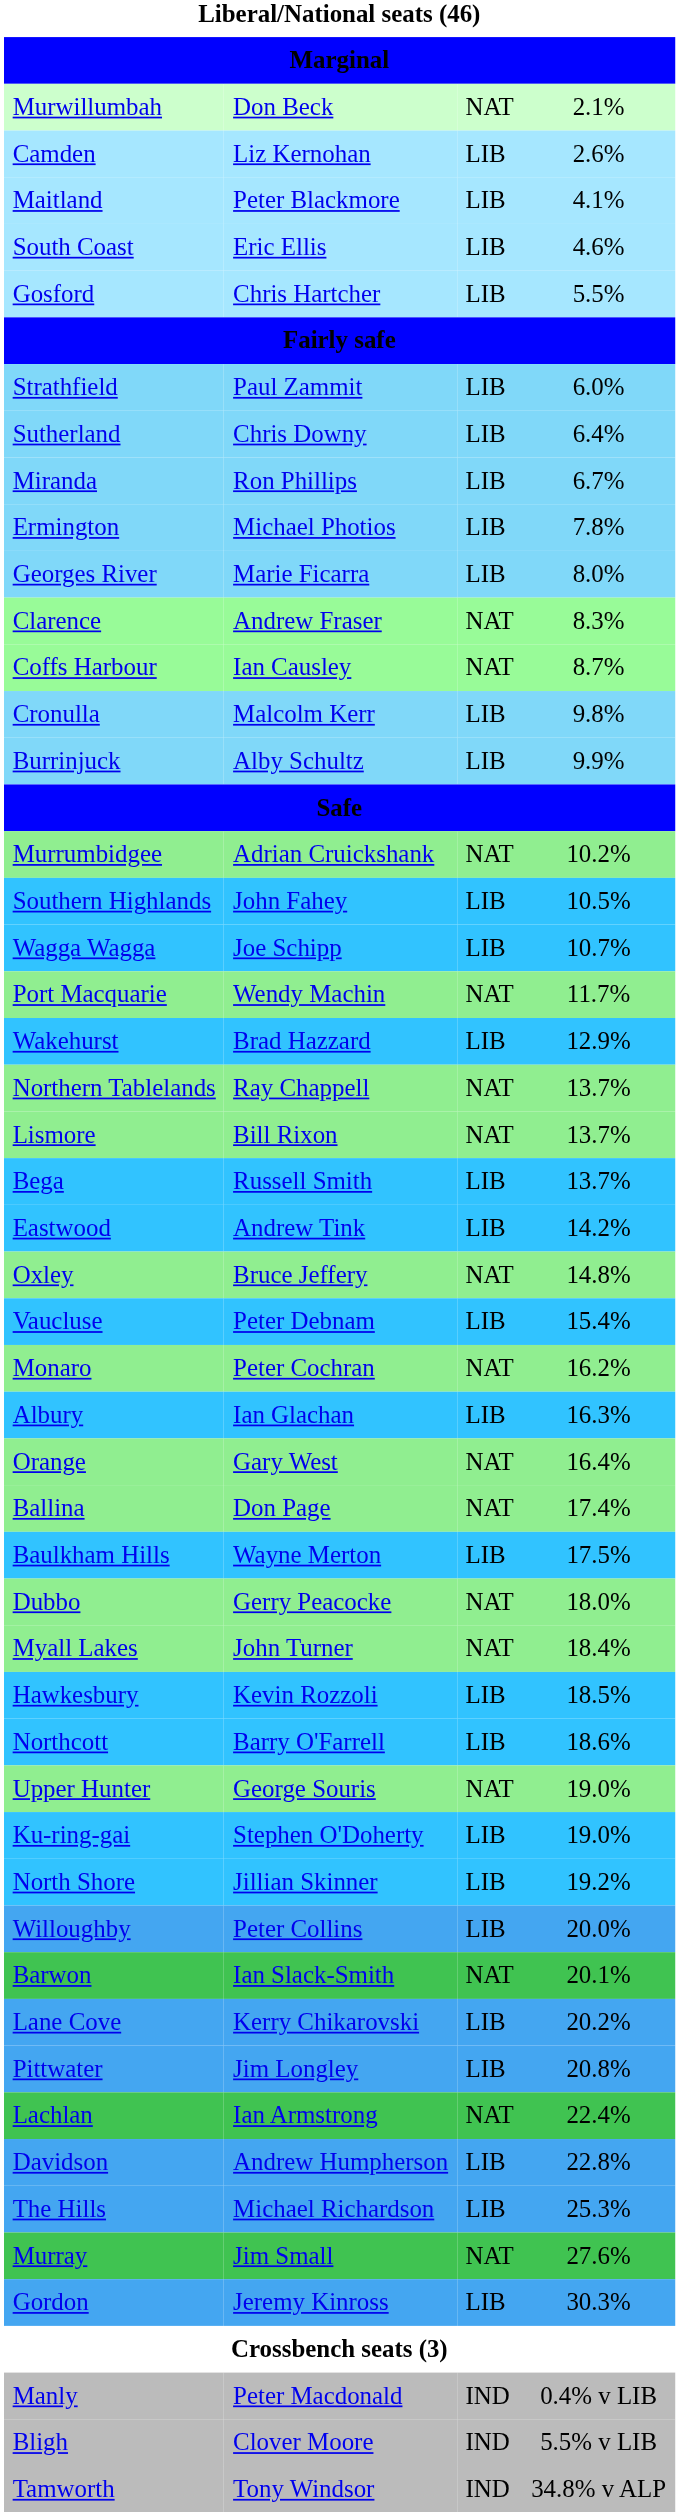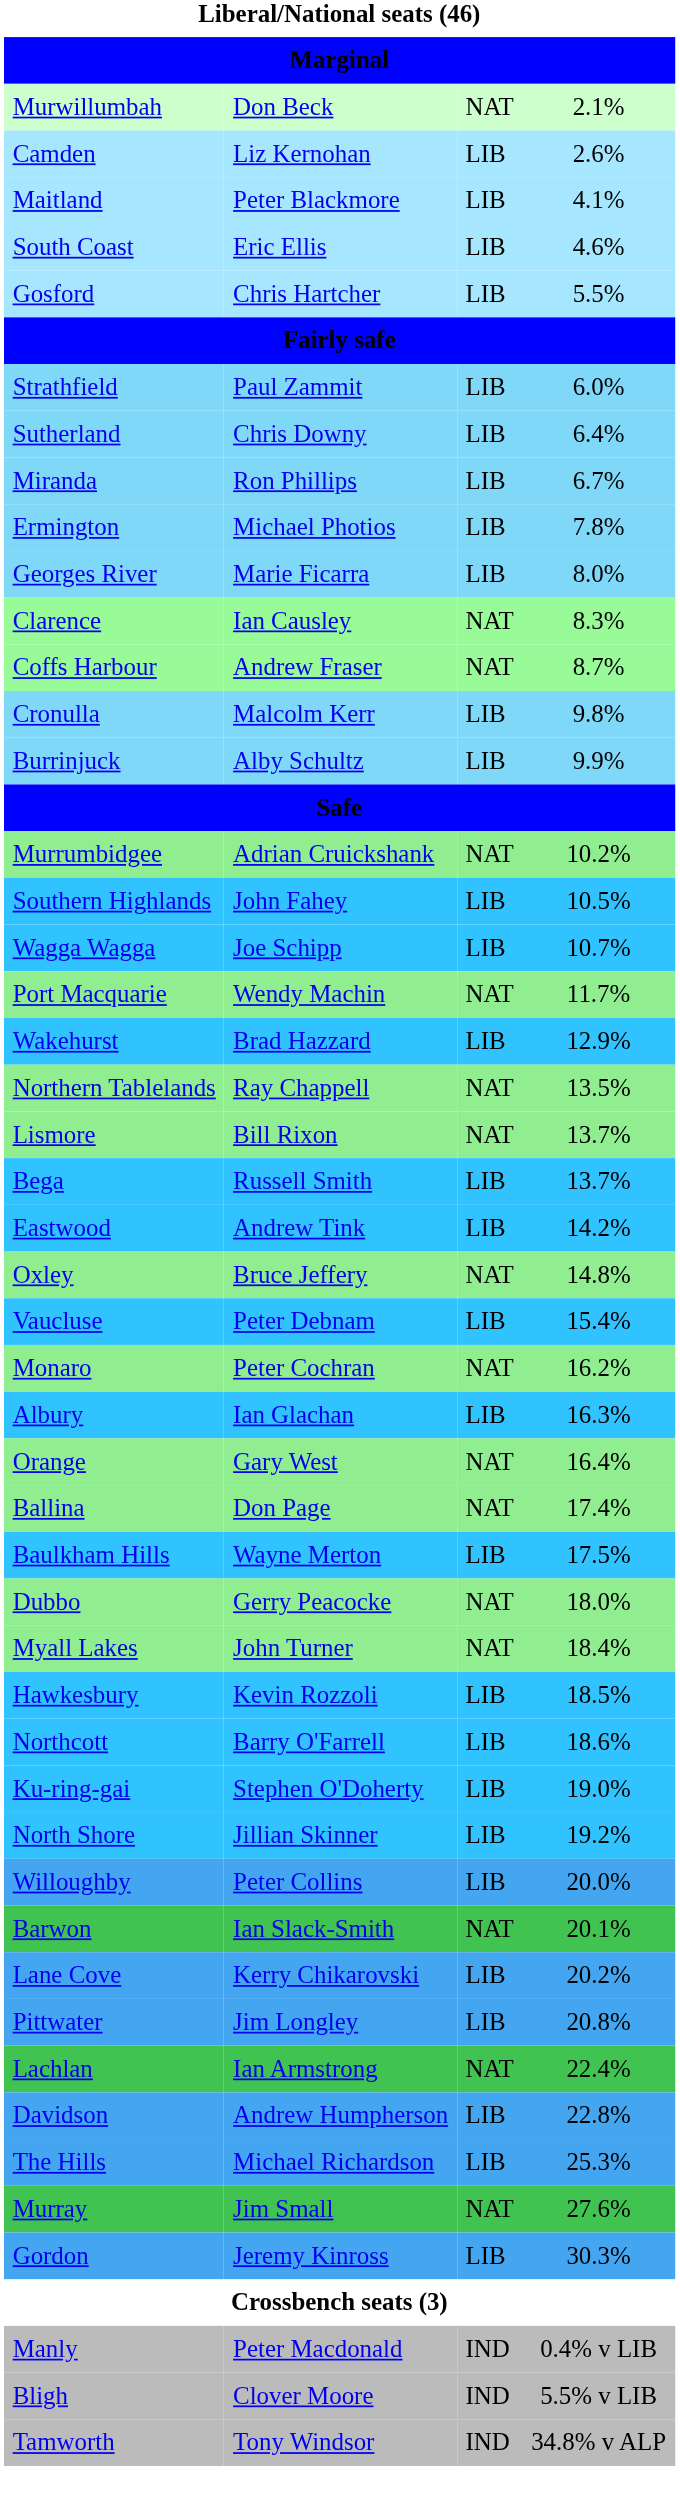(307, 620) Andrew Fraser -> (292, 620) Ian Causley
(292, 666) Ian Causley -> (307, 666) Andrew Fraser
(599, 1087) 13.7% -> (599, 1087) 13.5%
- row: (81, 1787)
